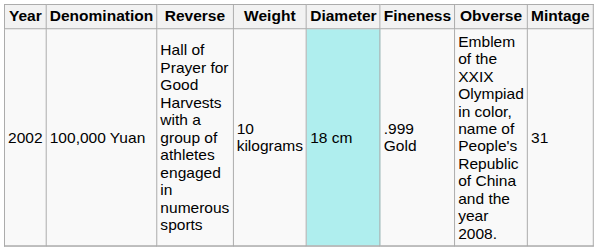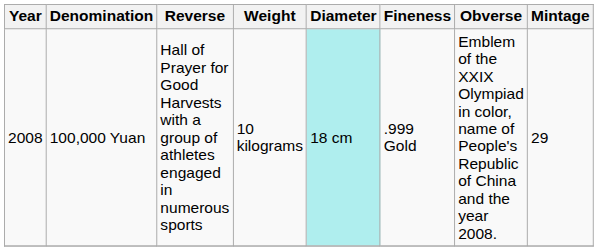(25, 137) 2002 -> (25, 137) 2008
(540, 137) 31 -> (540, 137) 29
